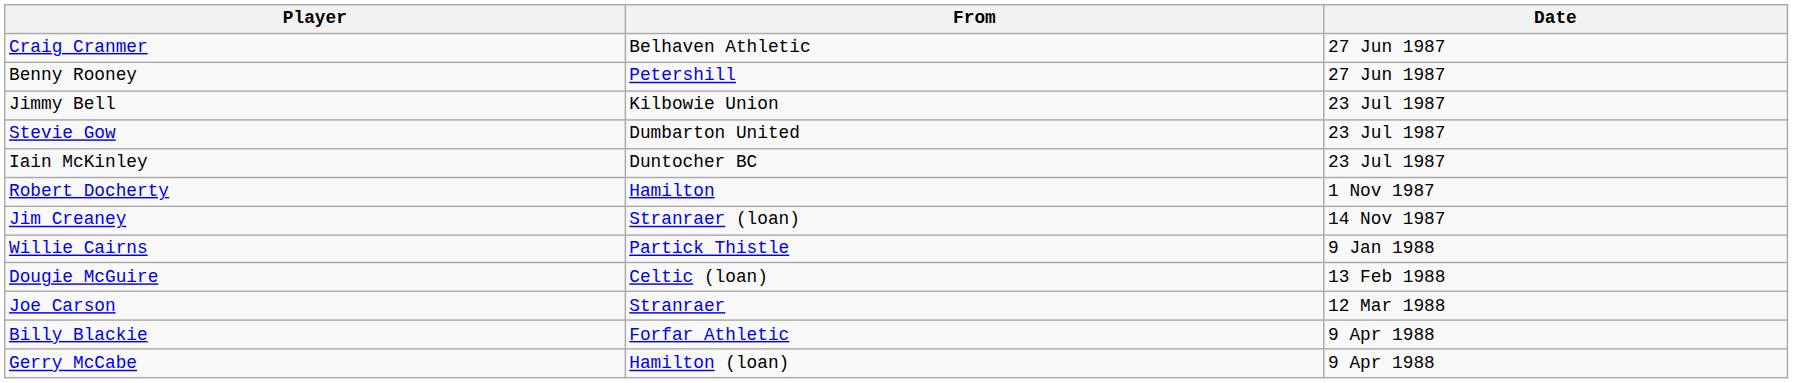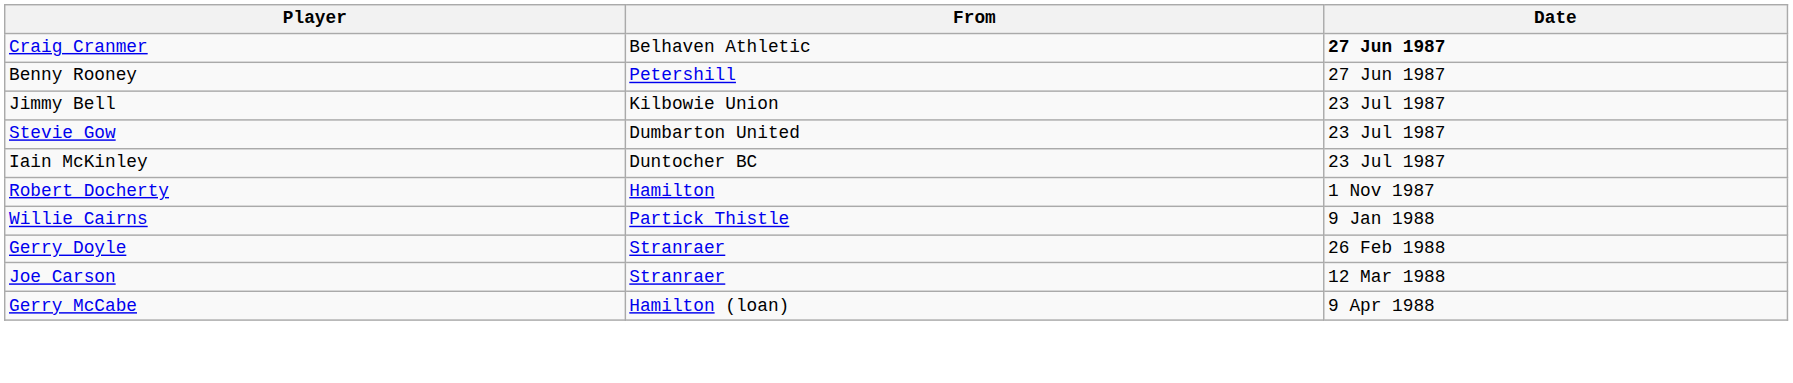(1387, 48) normal -> (1387, 48) bold
- row: (68, 220)
- row: (84, 278)
+ row: (68, 249)
- row: (78, 335)
